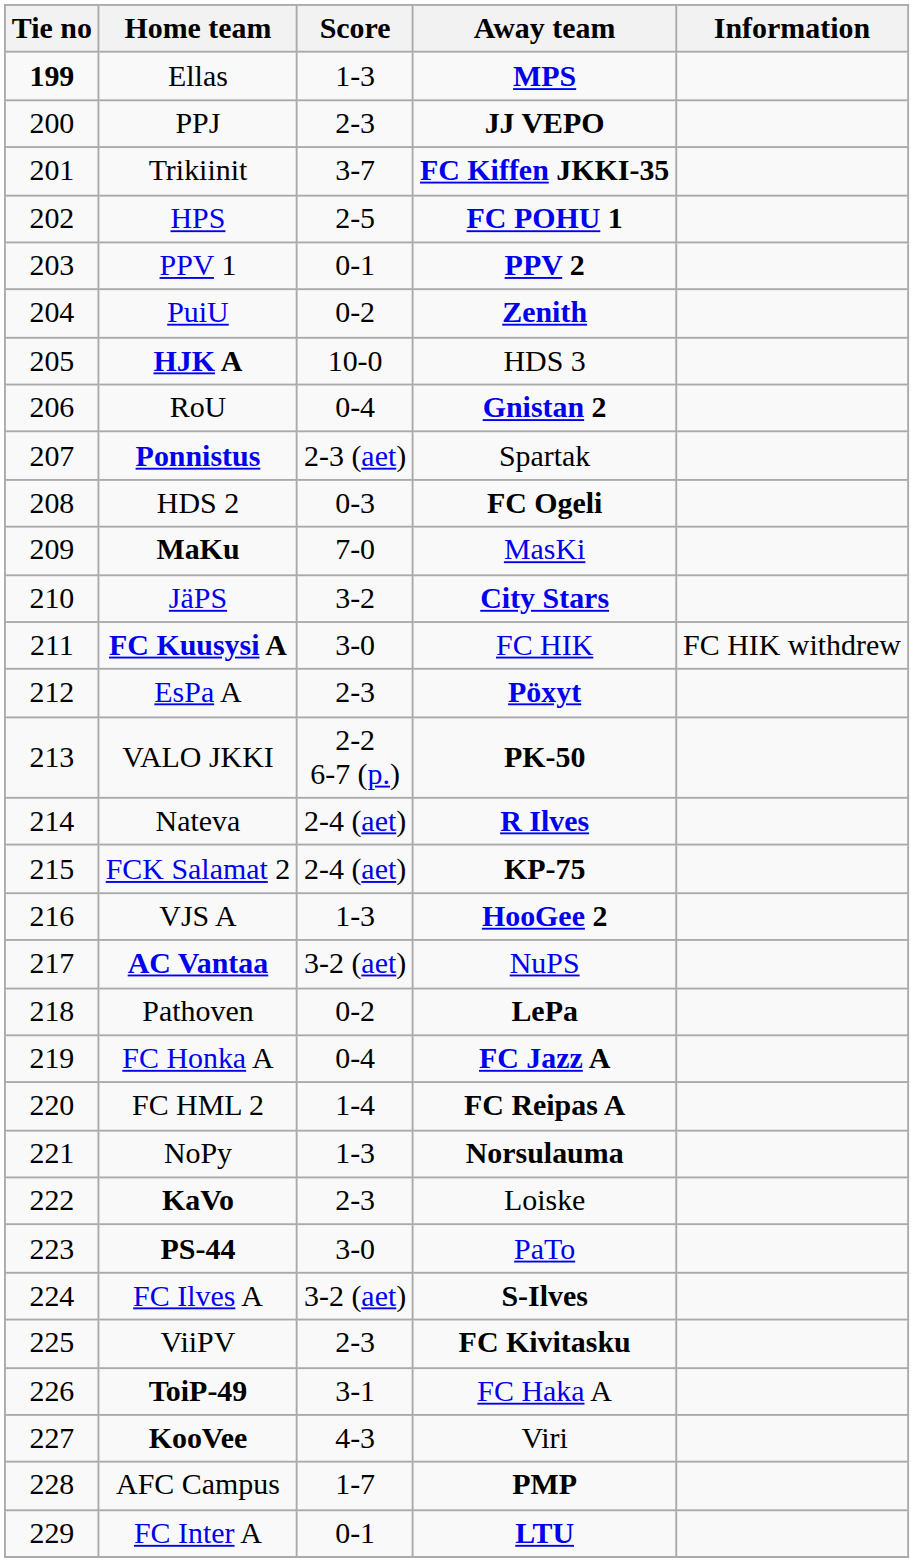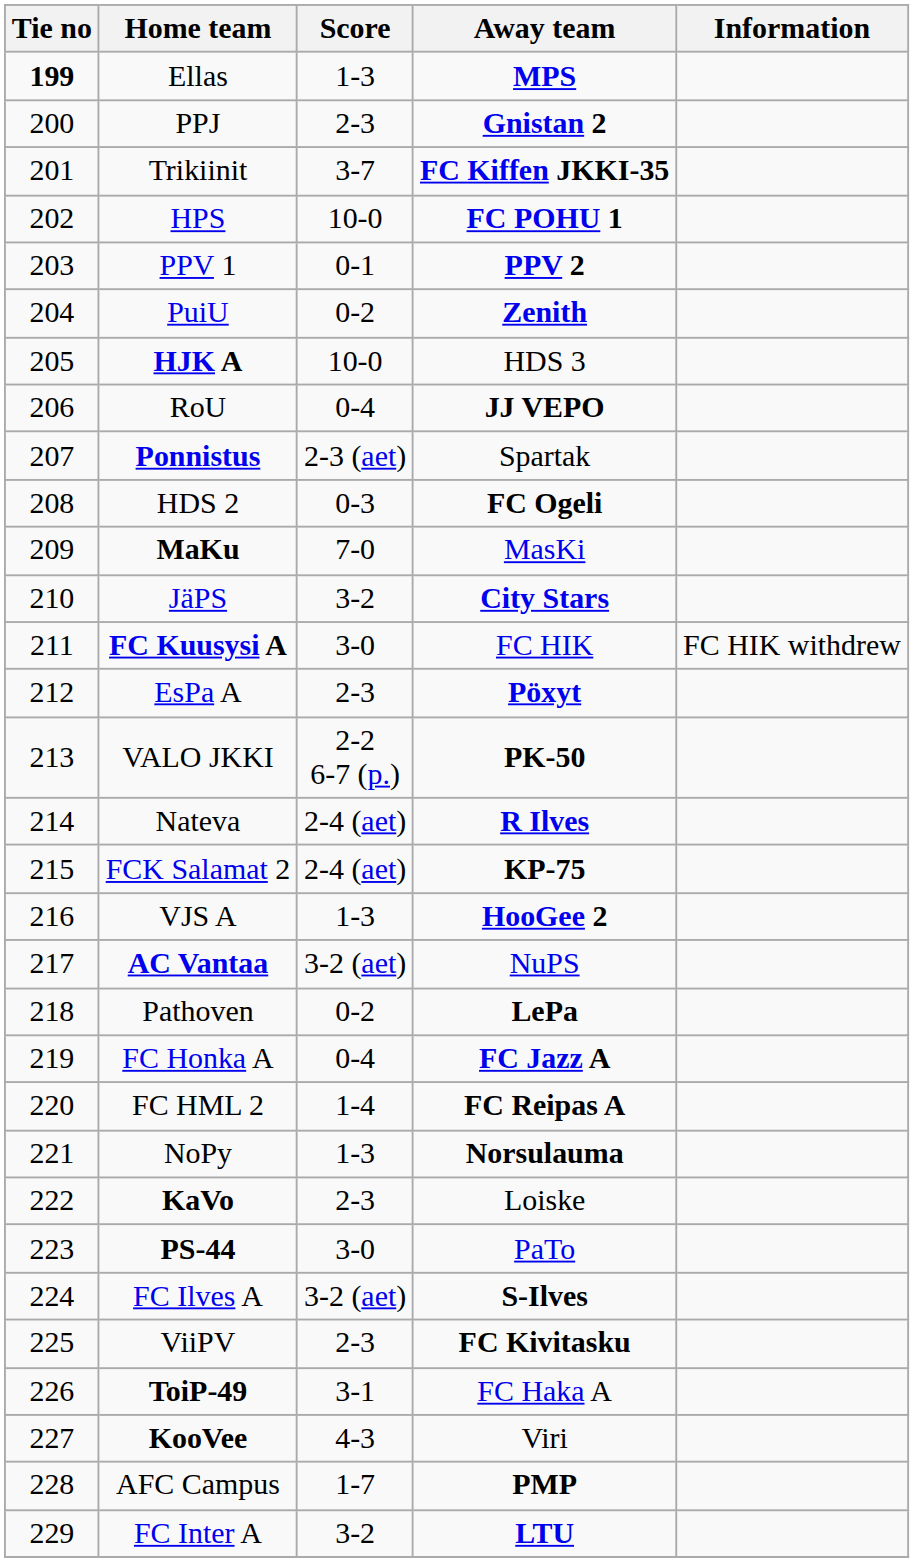(545, 123) JJ VEPO -> (545, 123) Gnistan 2
(355, 218) 2-5 -> (355, 218) 10-0
(545, 407) Gnistan 2 -> (545, 407) JJ VEPO
(355, 1532) 0-1 -> (355, 1532) 3-2
